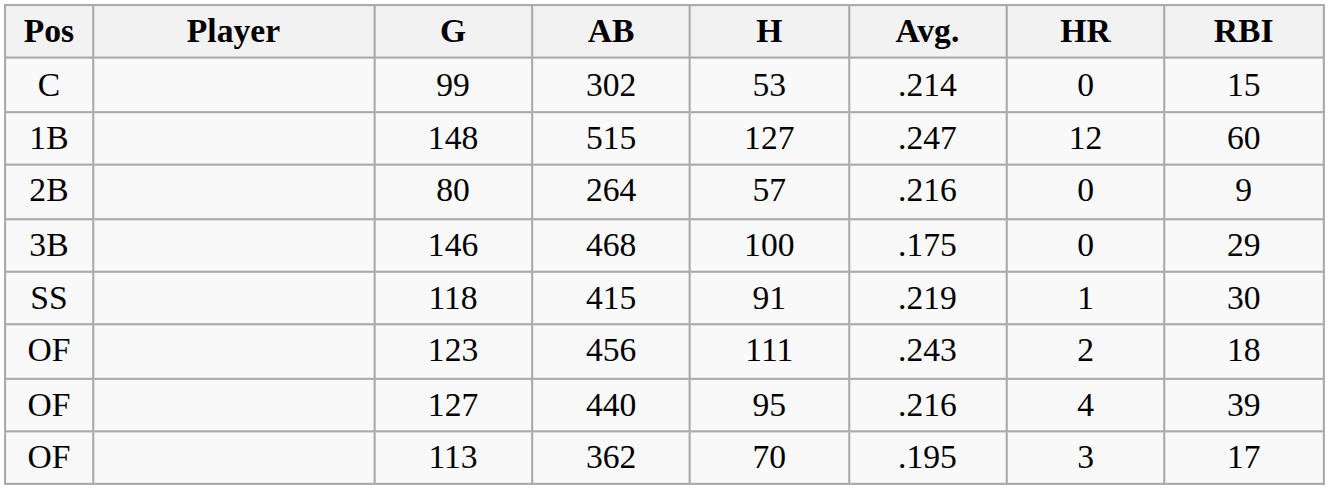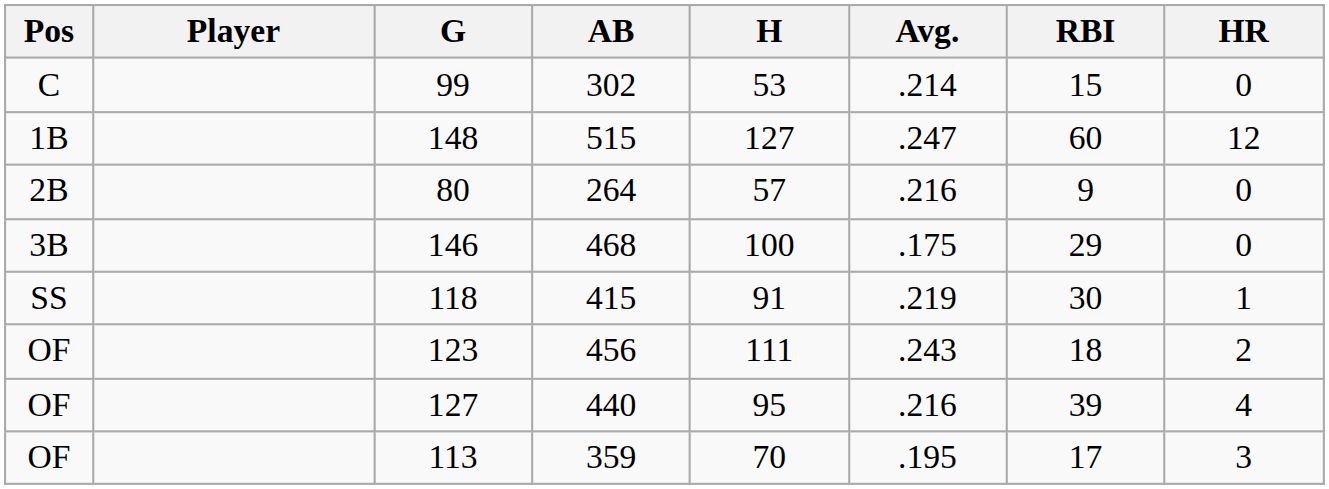columns swapped: (1086, 31) <-> (1244, 31)
(611, 457) 362 -> (611, 457) 359
